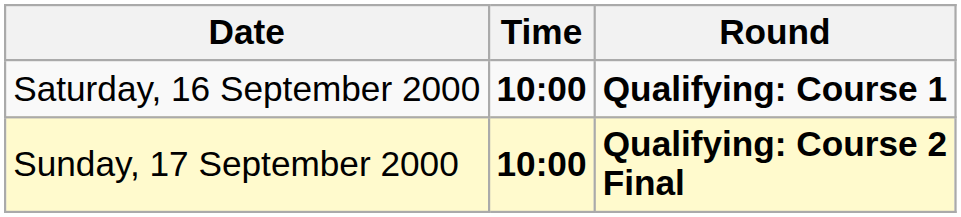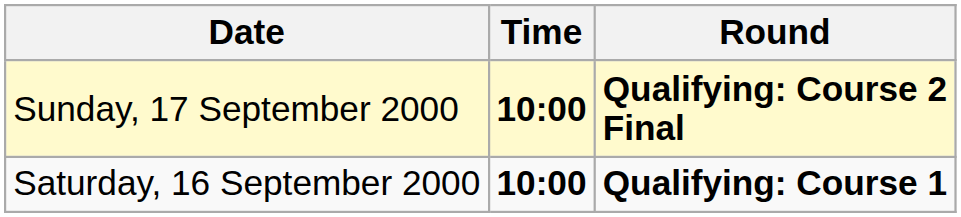rows swapped: (247, 88) <-> (236, 163)
